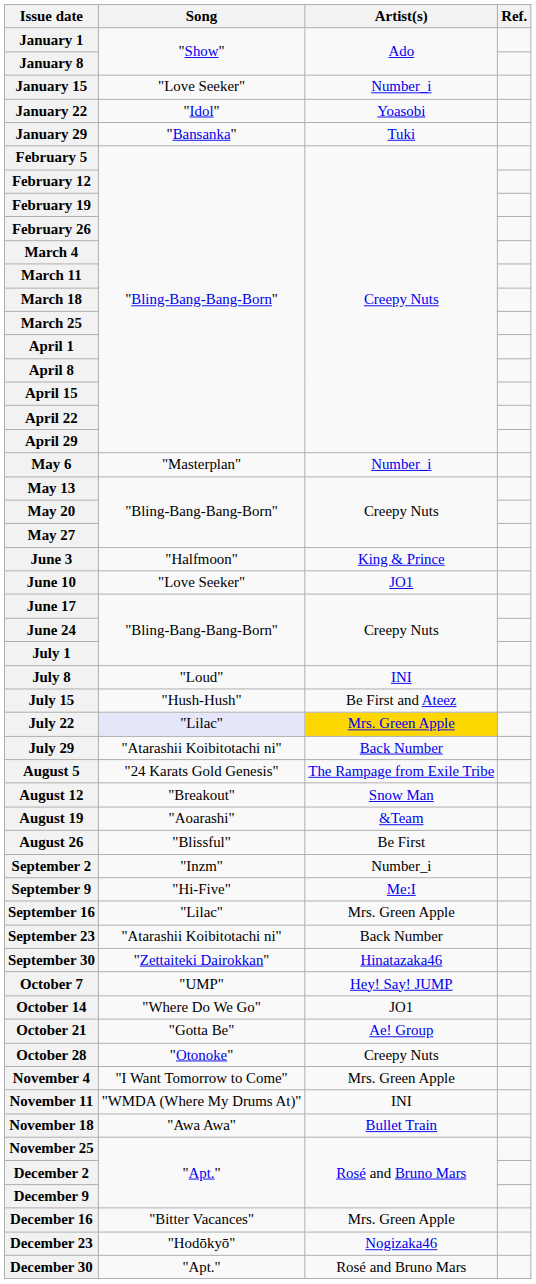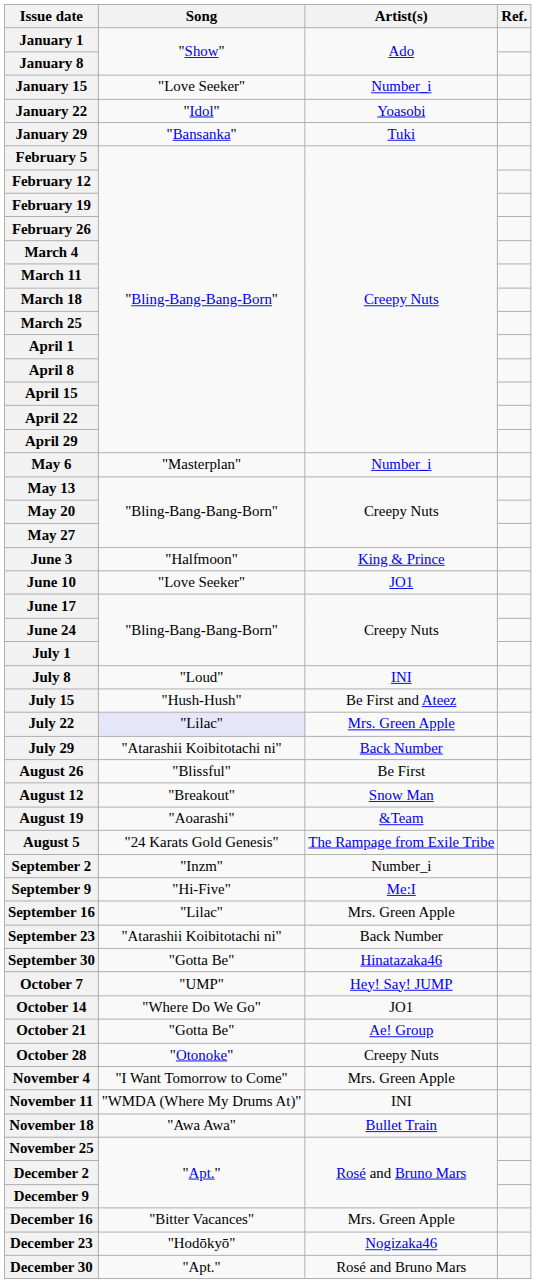(401, 724) gold background -> (401, 724) no background
rows swapped: (51, 771) <-> (51, 842)
(202, 960) "Zettaiteki Dairokkan" -> (202, 960) "Gotta Be"
